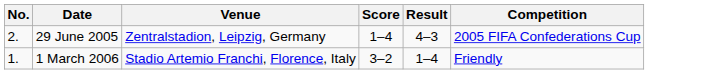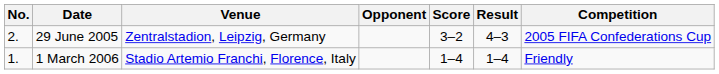+ column: (394, 15)
(381, 36) 1–4 -> (451, 36) 3–2
(381, 58) 3–2 -> (451, 58) 1–4
